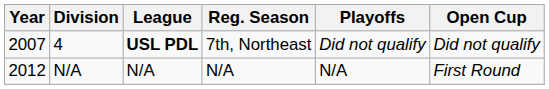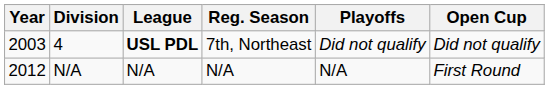(27, 44) 2007 -> (27, 44) 2003
